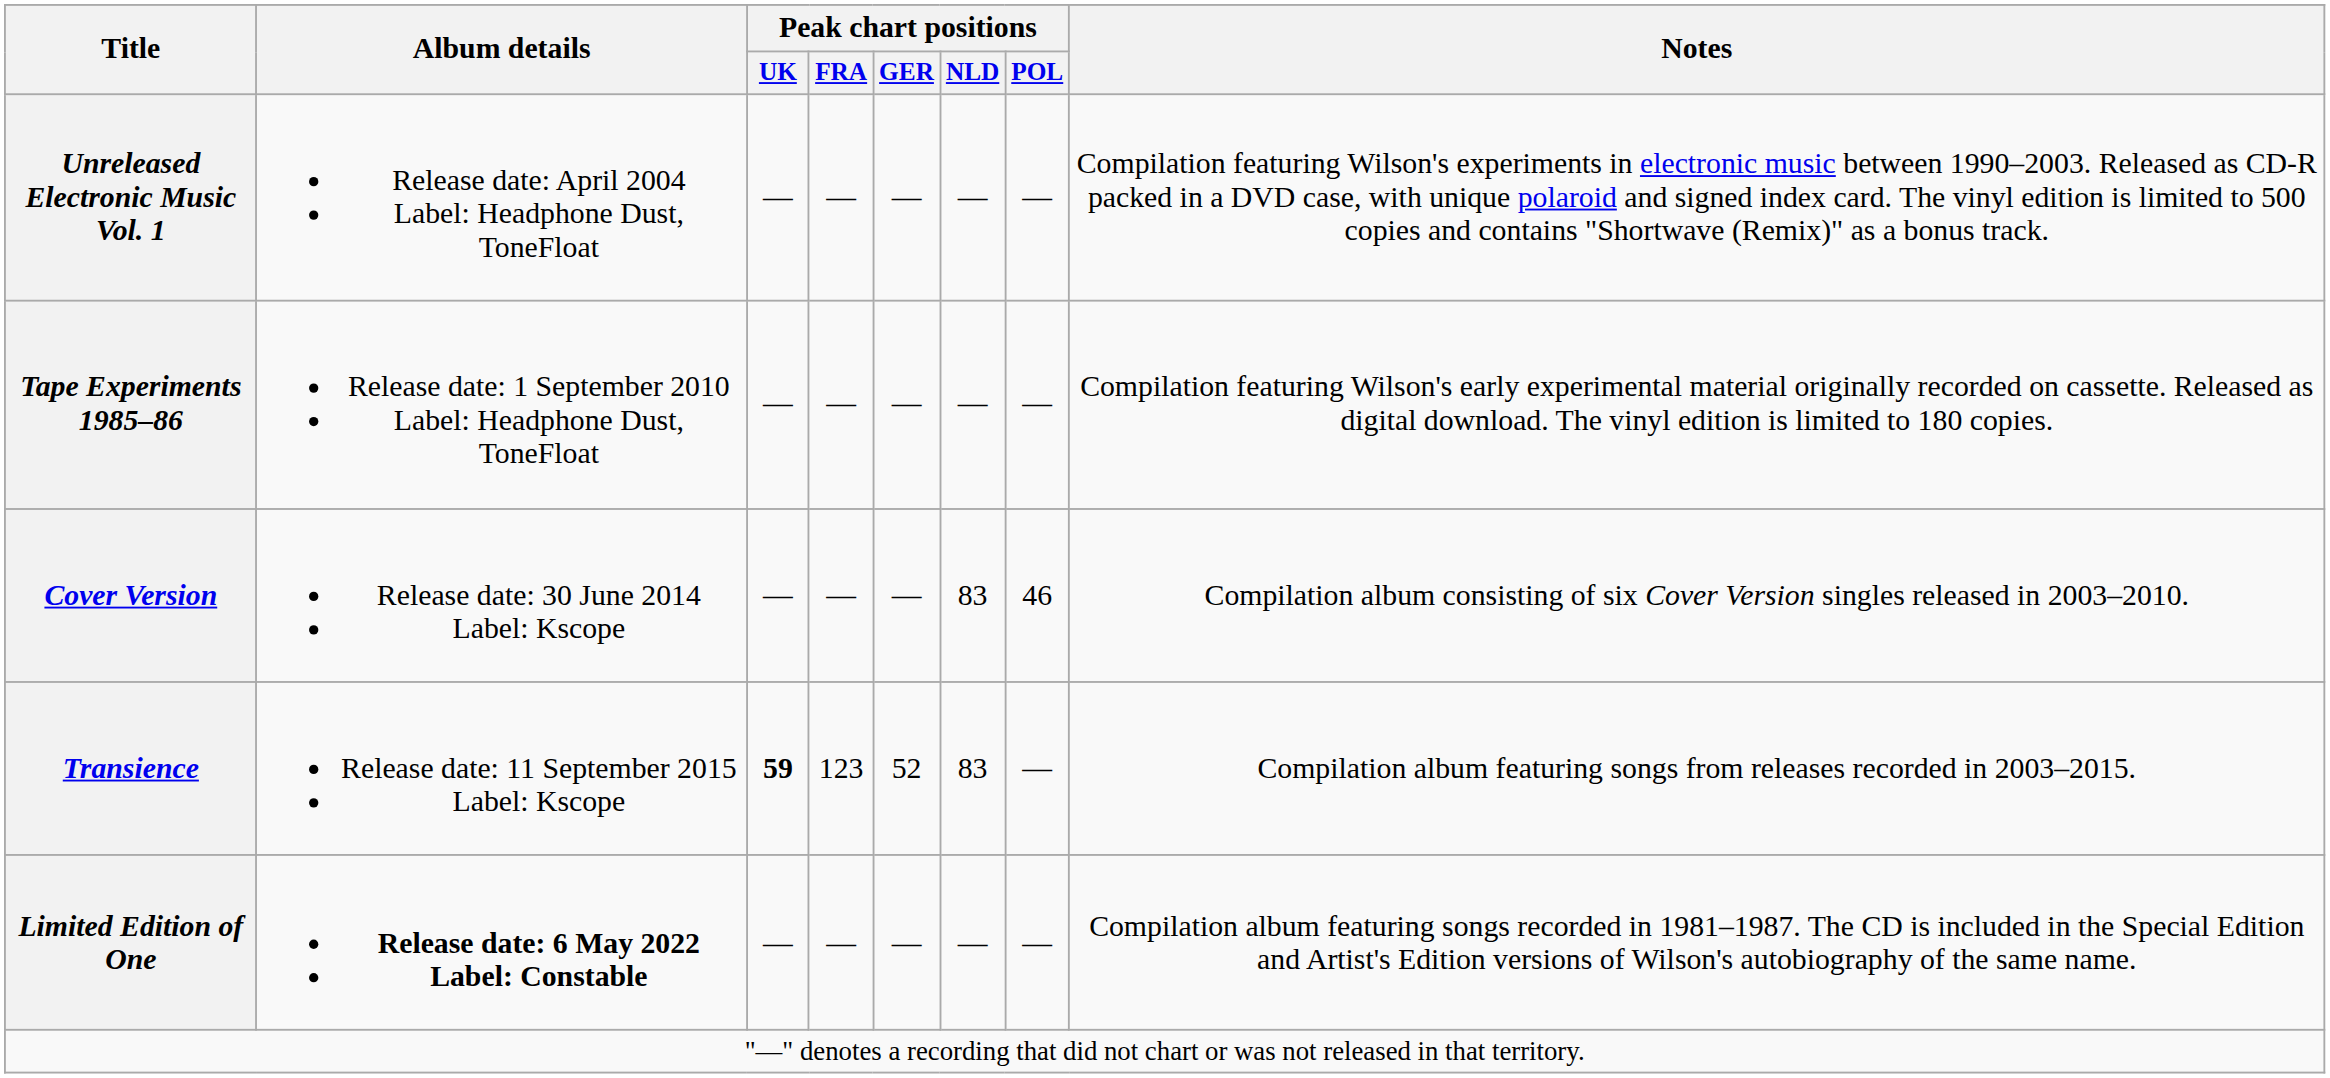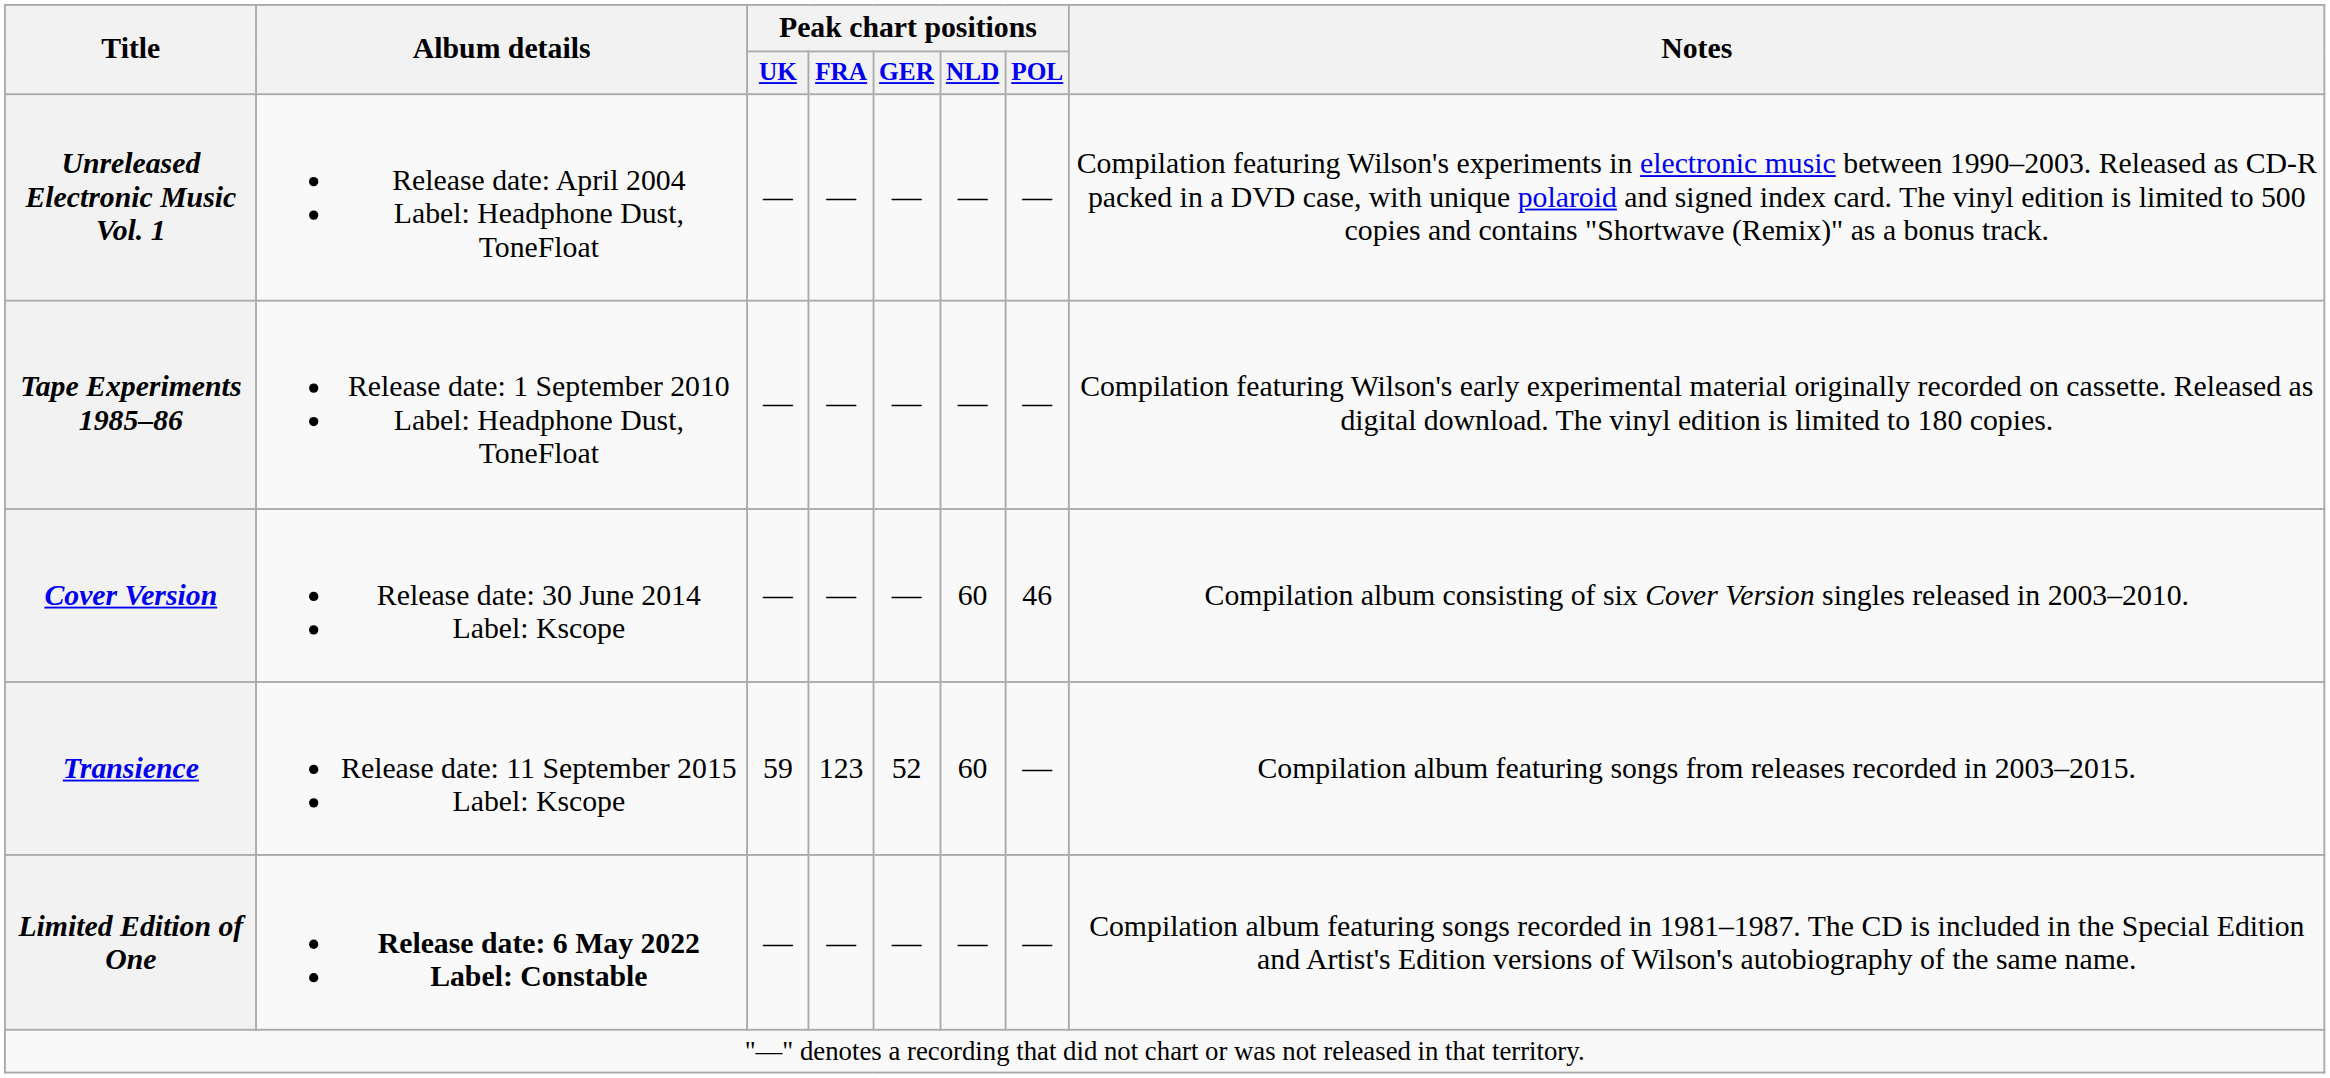(973, 594) 83 -> (973, 594) 60
(778, 768) bold -> (778, 768) normal
(973, 768) 83 -> (973, 768) 60
